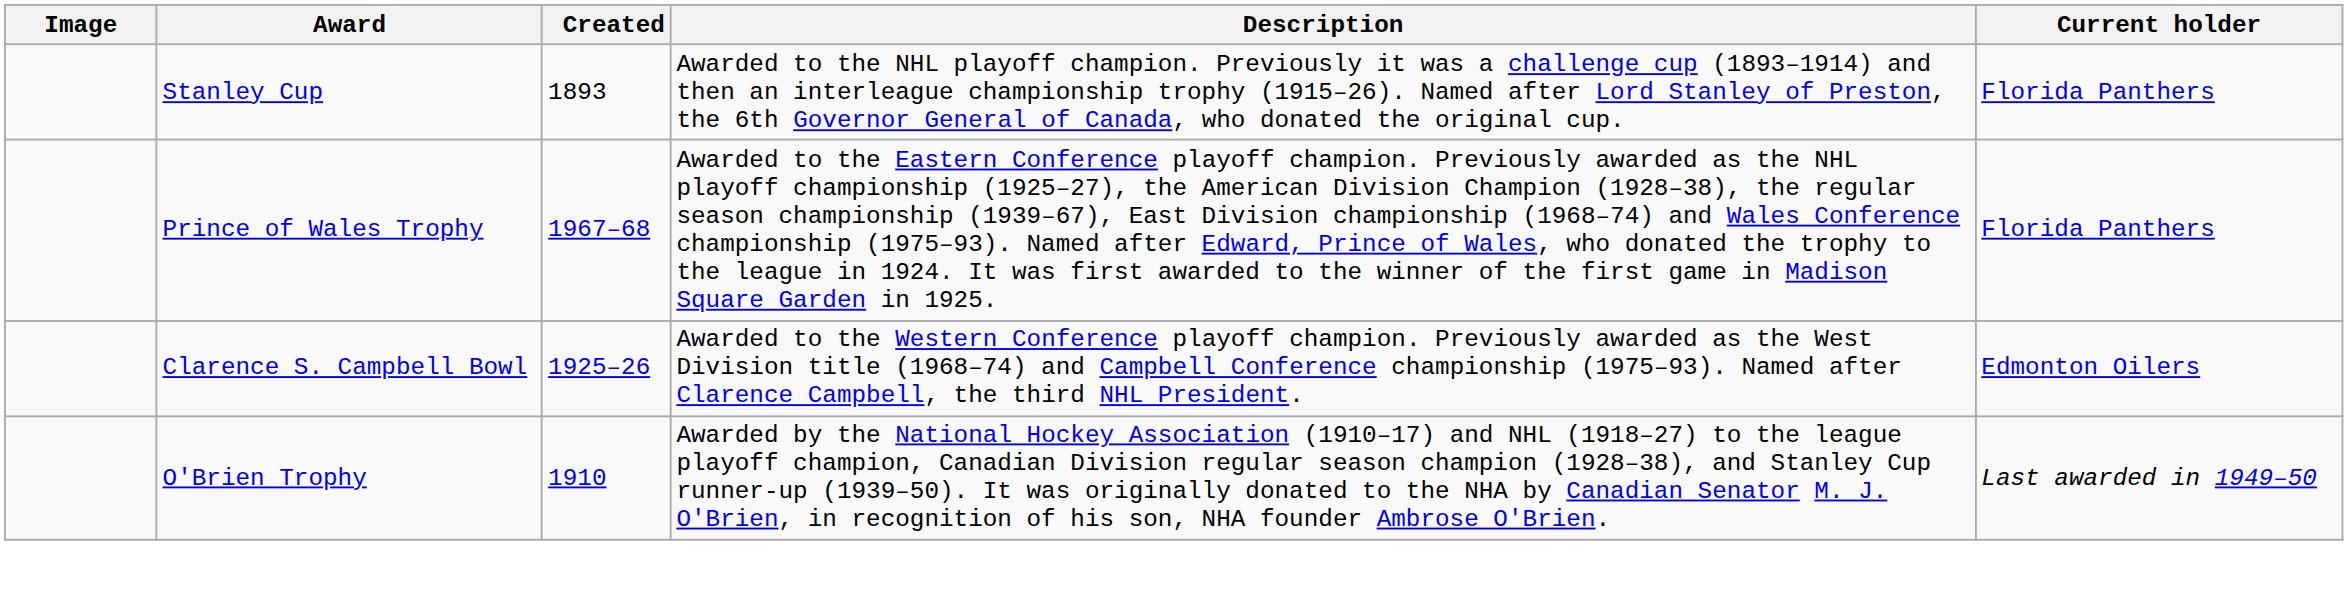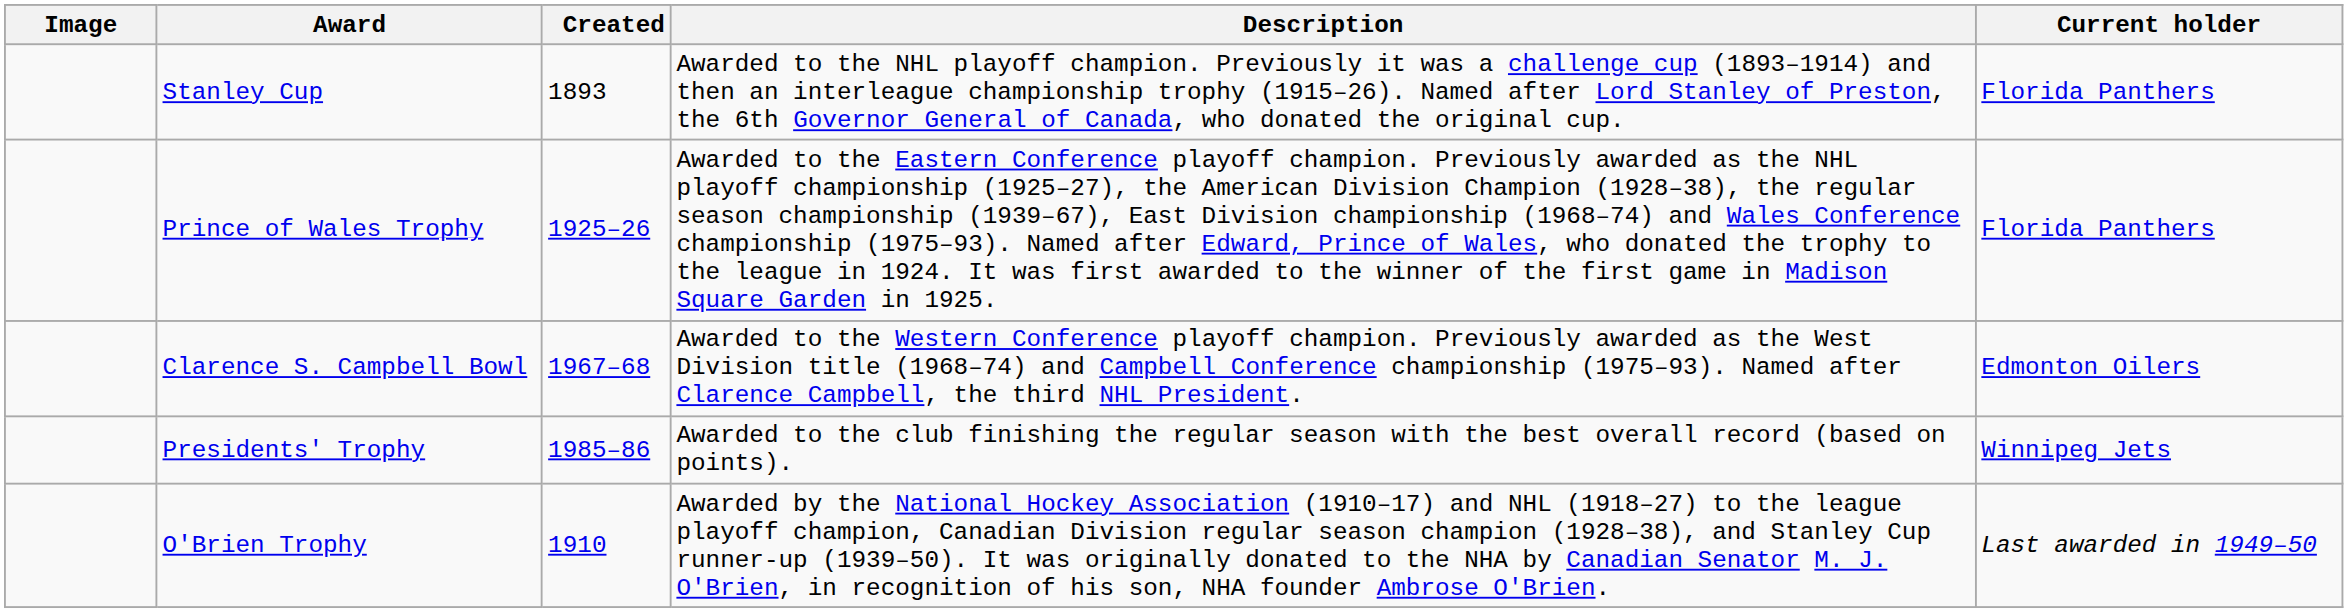(599, 230) 1967–68 -> (599, 230) 1925–26
(599, 368) 1925–26 -> (599, 368) 1967–68
+ row: (294, 450)
